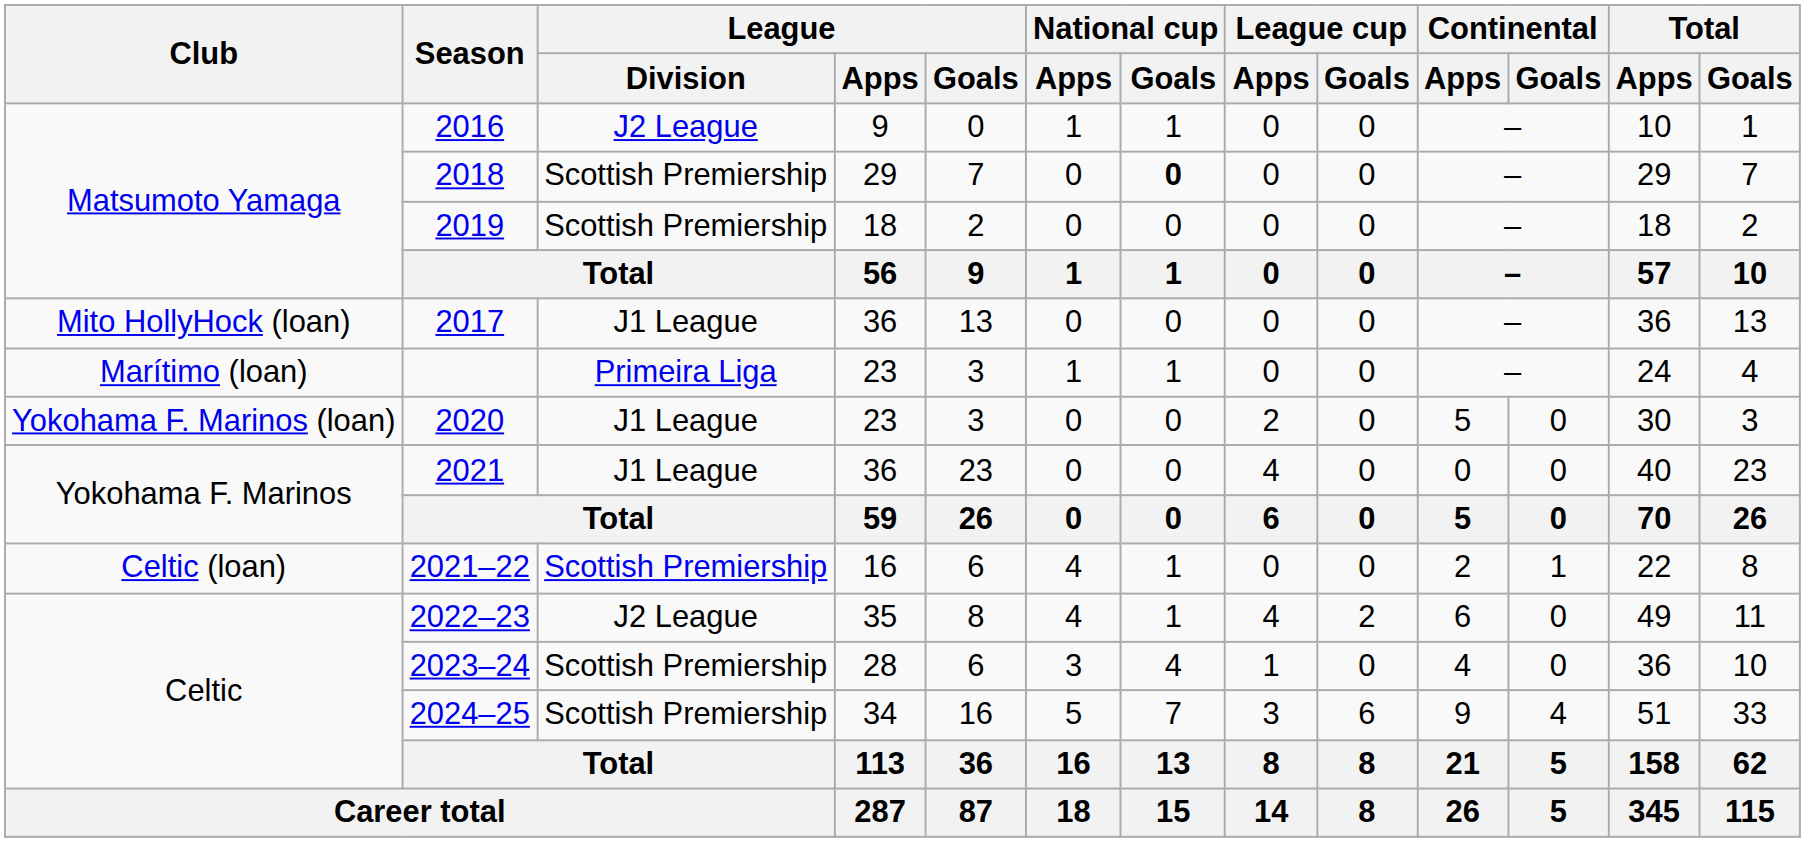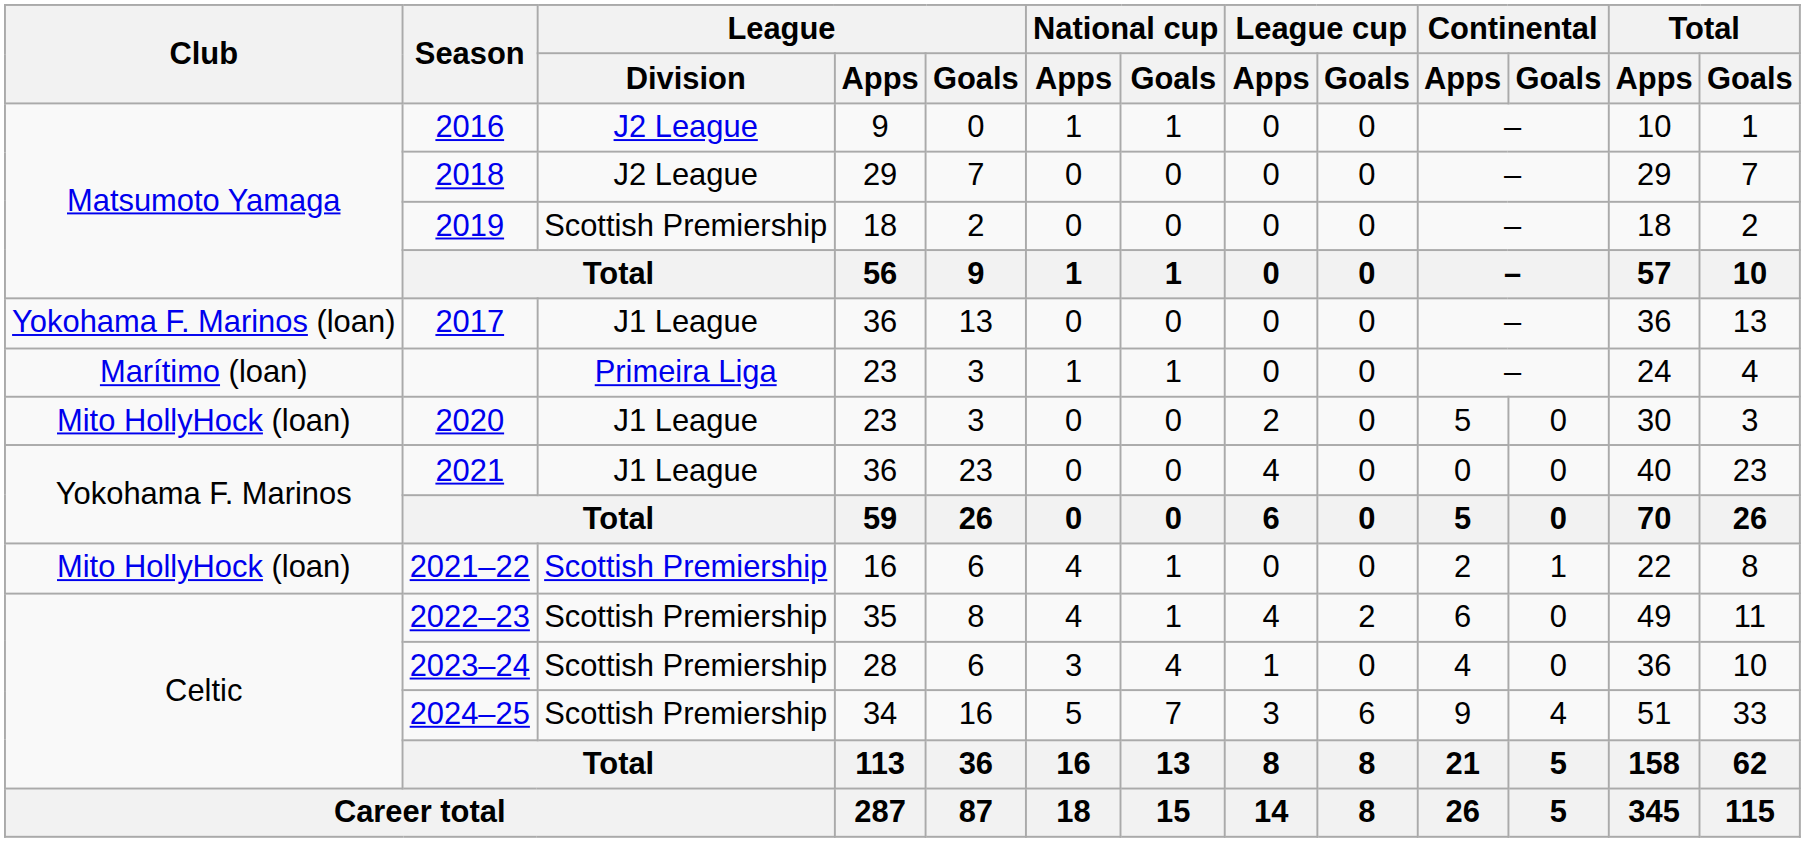(686, 175) Scottish Premiership -> (686, 175) J2 League
(1173, 175) bold -> (1173, 175) normal
(204, 322) Mito HollyHock (loan) -> (204, 322) Yokohama F. Marinos (loan)
(204, 420) Yokohama F. Marinos (loan) -> (204, 420) Mito HollyHock (loan)
(204, 567) Celtic (loan) -> (204, 567) Mito HollyHock (loan)
(686, 616) J2 League -> (686, 616) Scottish Premiership
